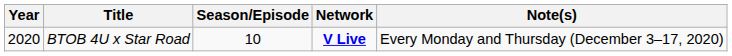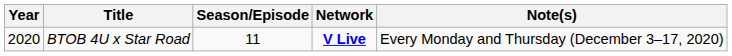(253, 39) 10 -> (253, 39) 11
